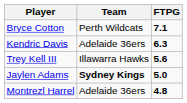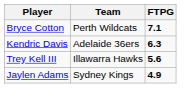(112, 75) bold -> (103, 75) normal
(160, 75) 5.0 -> (154, 75) 4.9
- row: (40, 91)
